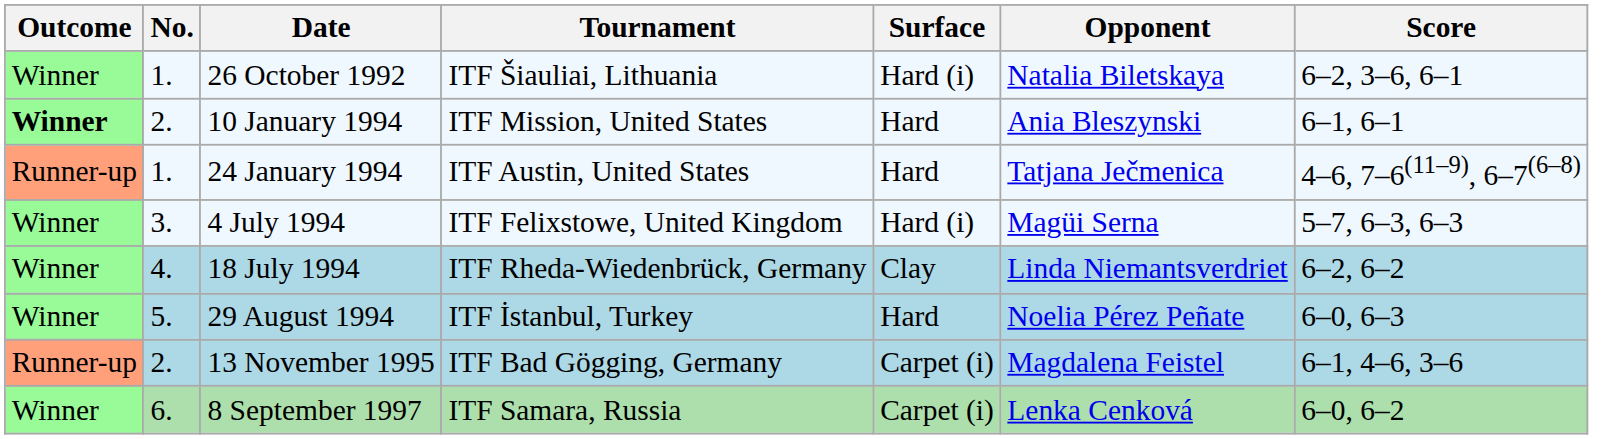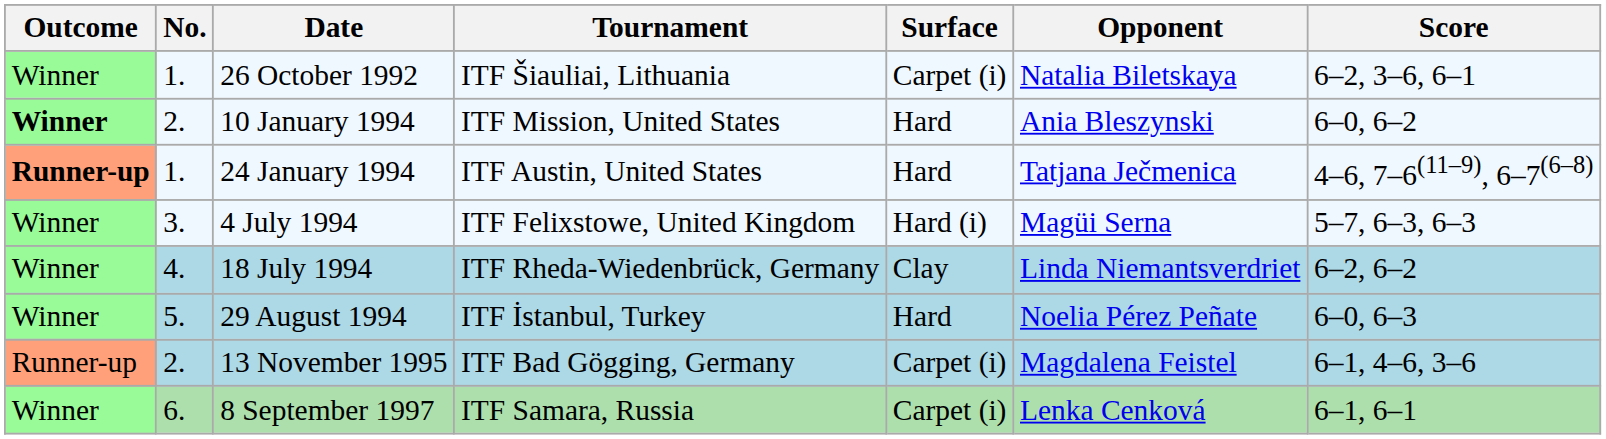(927, 74) Hard (i) -> (950, 74) Carpet (i)
(1353, 121) 6–1, 6–1 -> (1365, 121) 6–0, 6–2
(74, 171) normal -> (81, 171) bold
(1353, 409) 6–0, 6–2 -> (1365, 409) 6–1, 6–1
